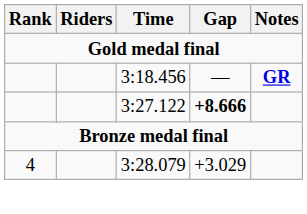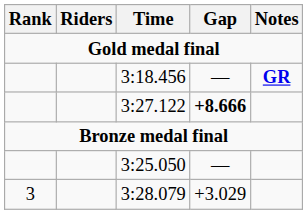+ row: (153, 164)
(30, 164) 4 -> (30, 194) 3
